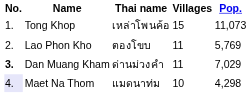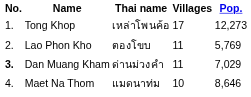(178, 25) 15 -> (178, 25) 17
(231, 25) 11,073 -> (231, 25) 12,273
(9, 83) lavender background -> (9, 83) no background
(228, 83) 4,298 -> (228, 83) 8,646
